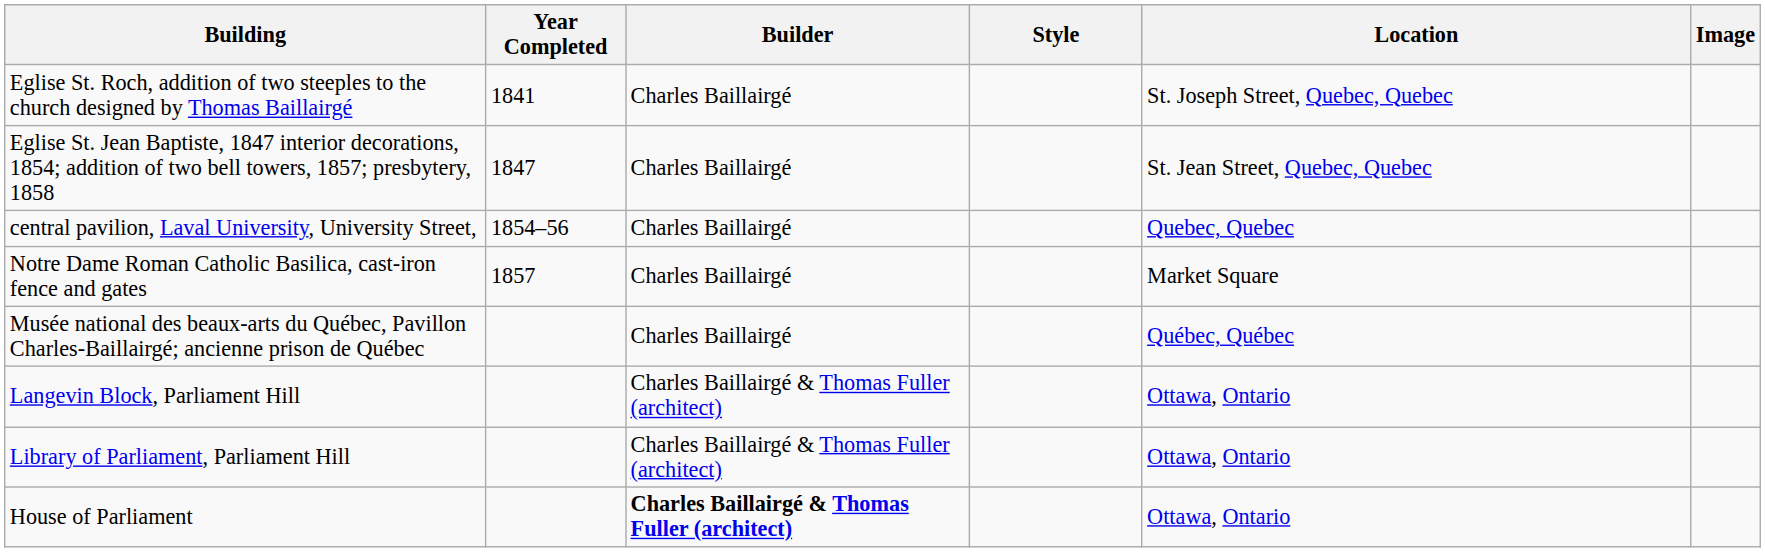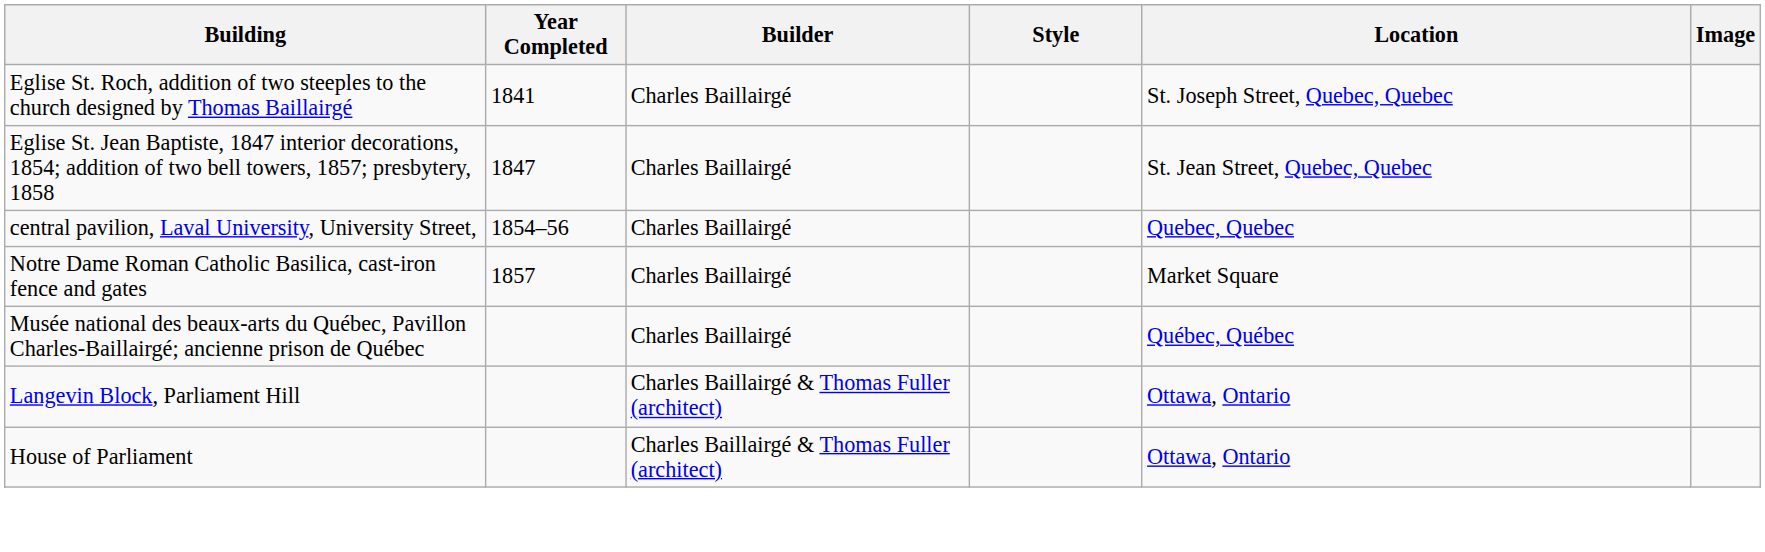- row: (180, 456)
(770, 516) bold -> (790, 456) normal
